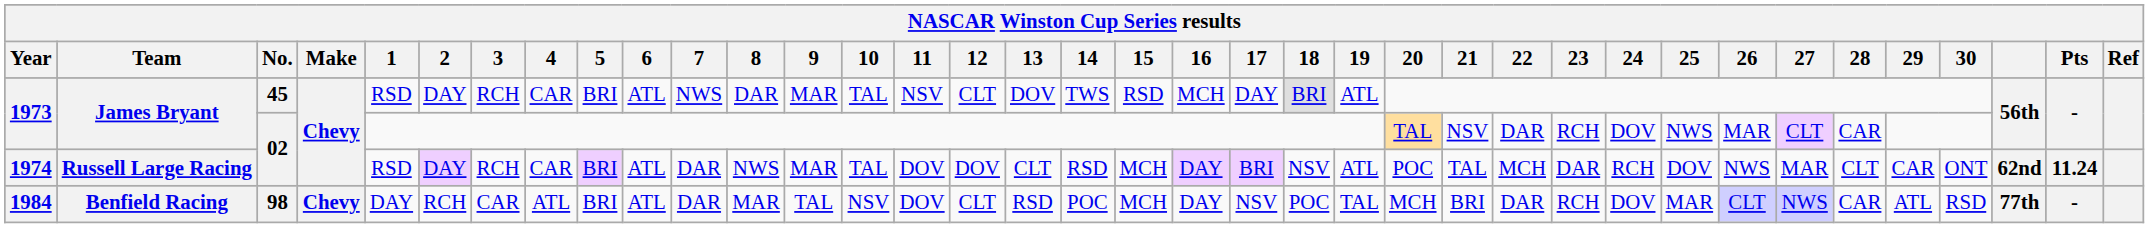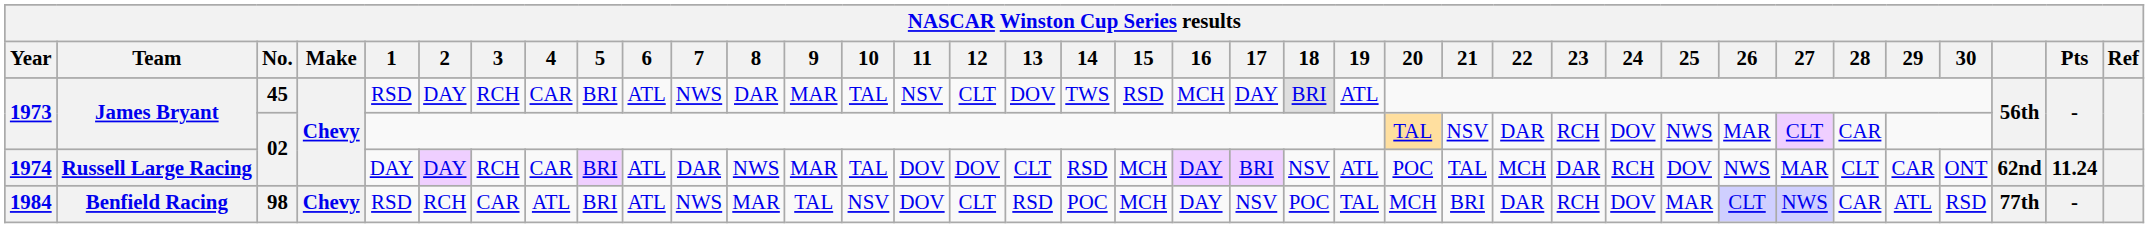(391, 167) RSD -> (391, 167) DAY
(391, 203) DAY -> (391, 203) RSD
(699, 203) DAR -> (699, 203) NWS
